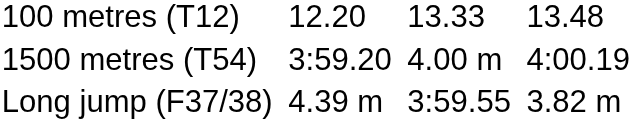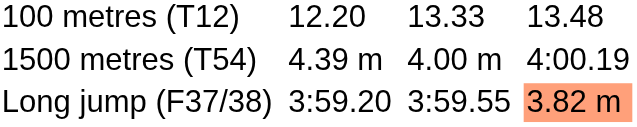(340, 59) 3:59.20 -> (336, 59) 4.39 m
(336, 102) 4.39 m -> (340, 102) 3:59.20
(574, 102) no background -> (574, 102) lightsalmon background
